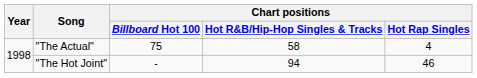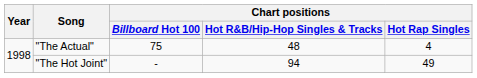(294, 47) 58 -> (294, 47) 48
(429, 64) 46 -> (429, 64) 49
